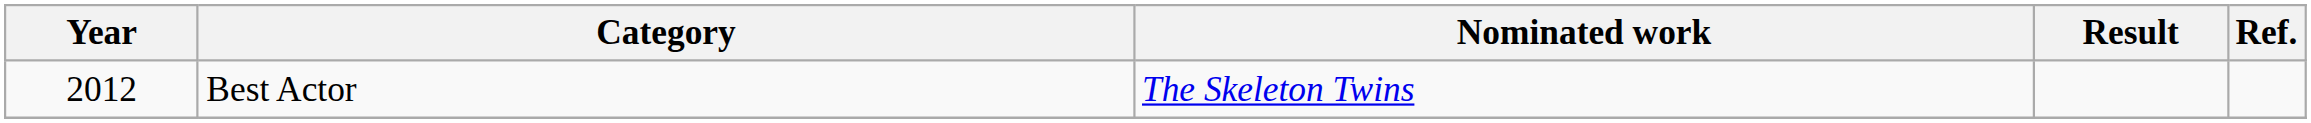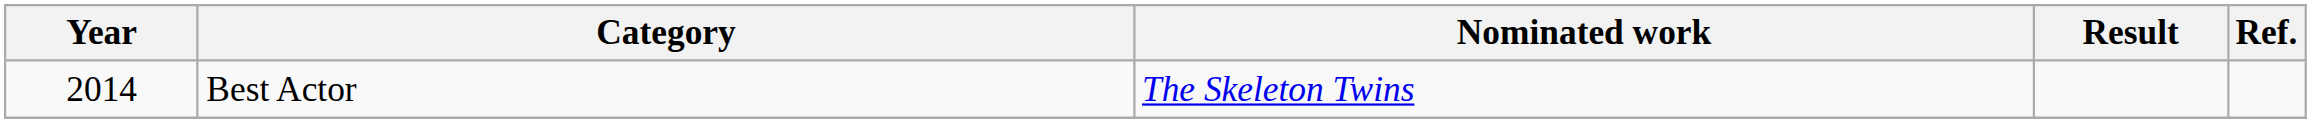(102, 88) 2012 -> (102, 88) 2014
